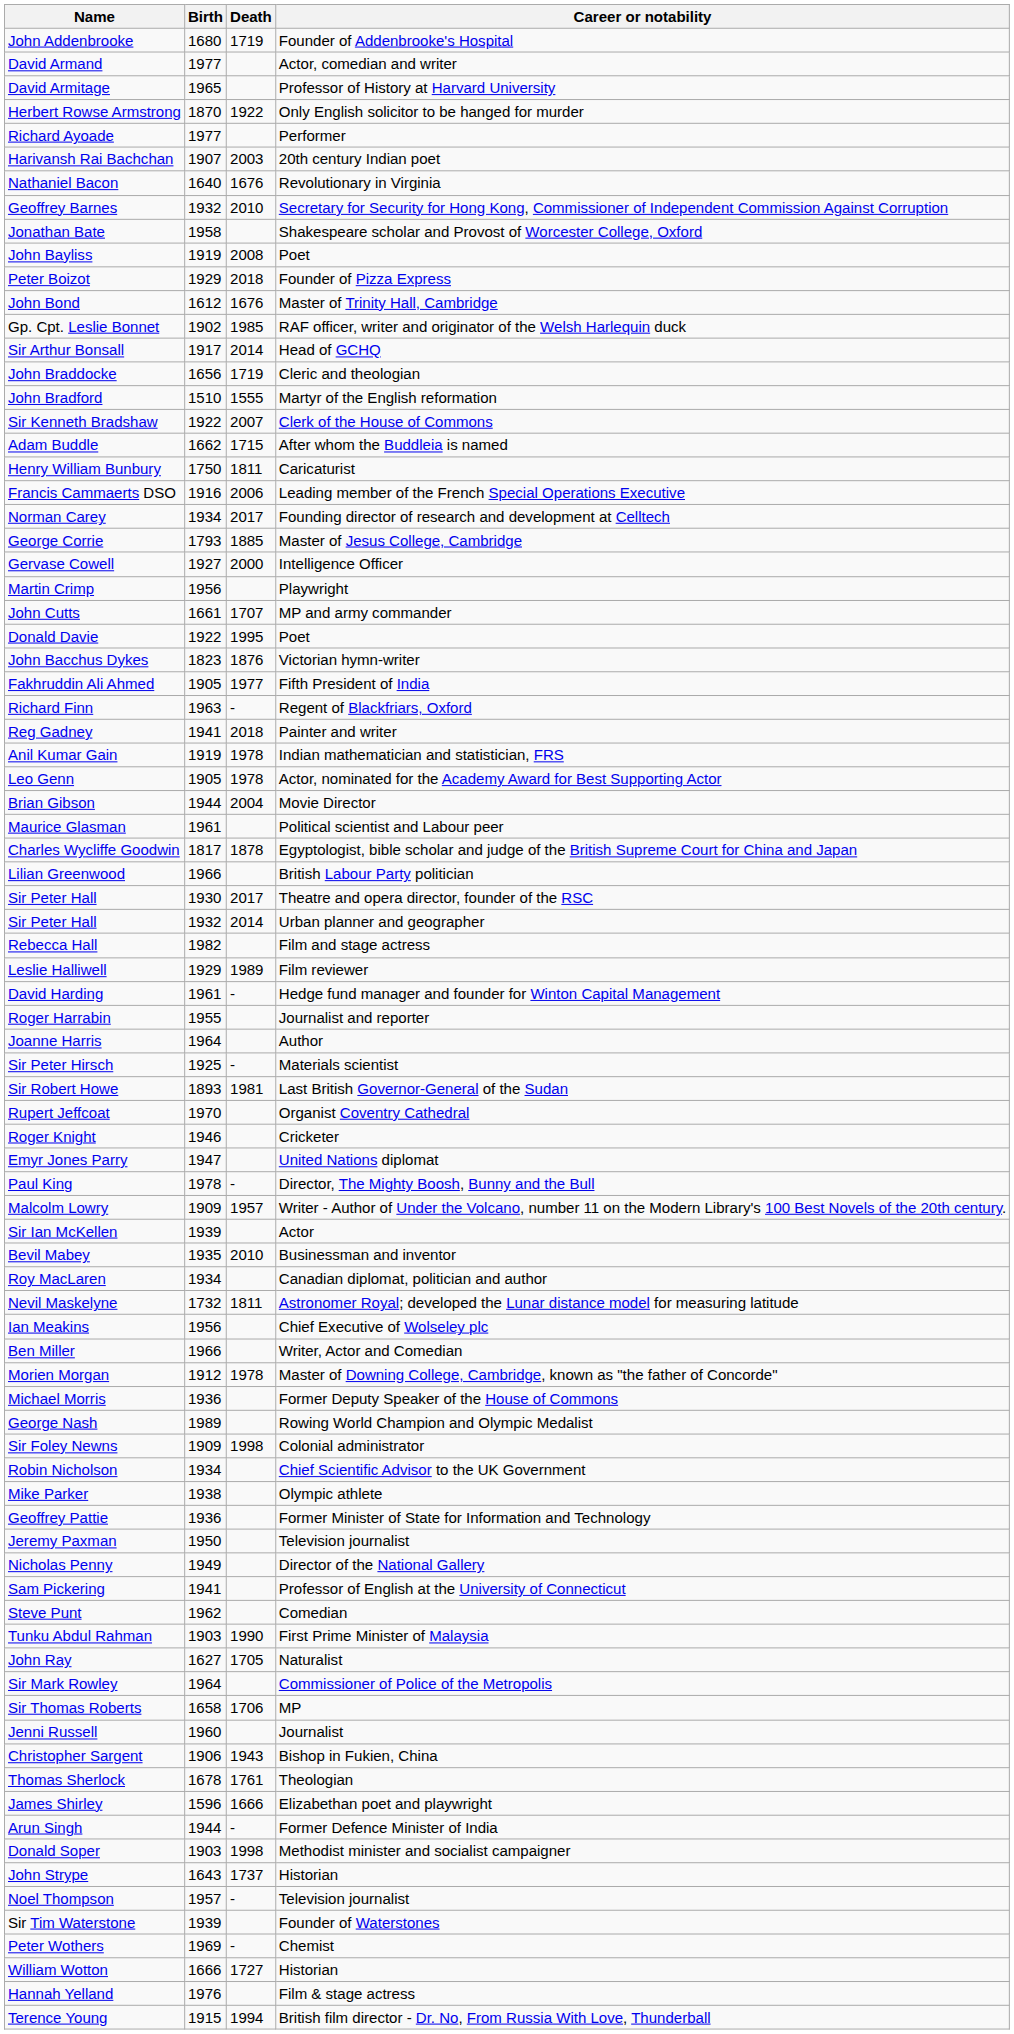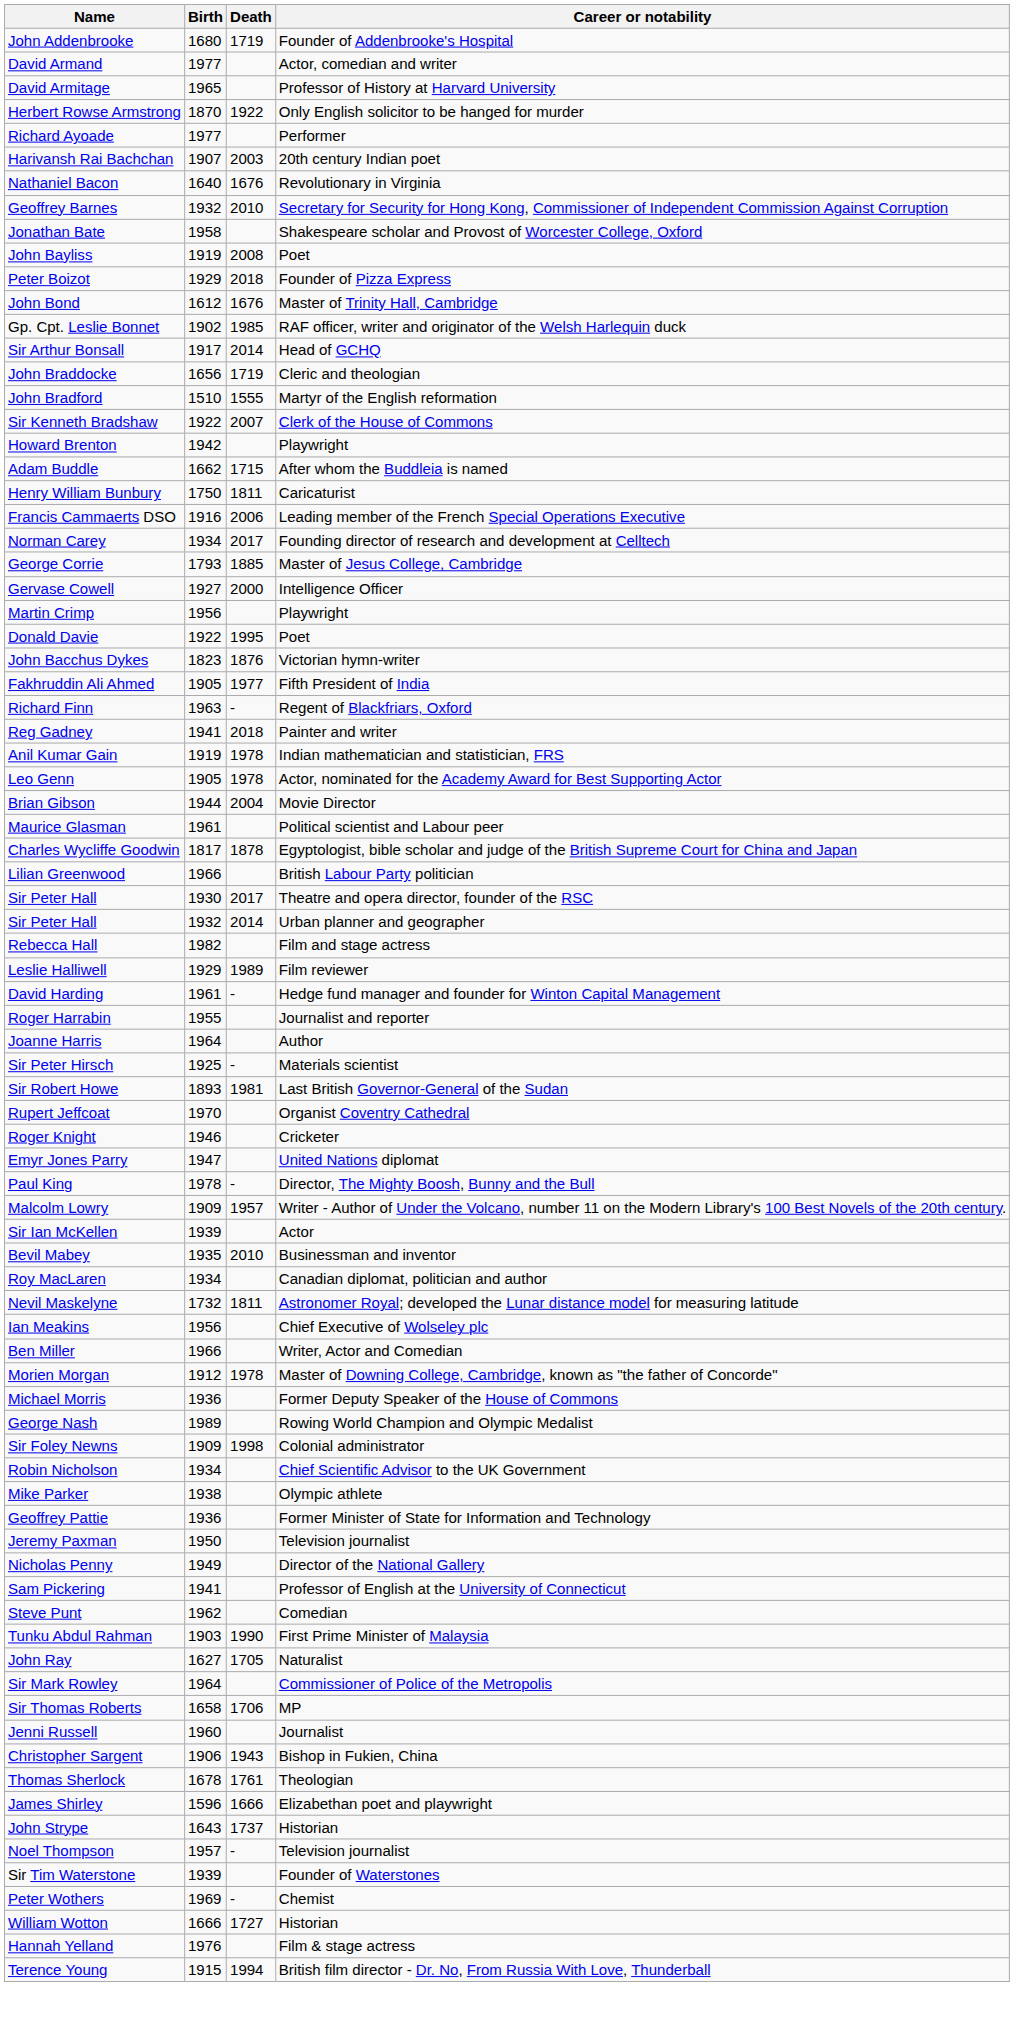+ row: (62, 445)
- row: (44, 612)
- row: (45, 1827)
- row: (54, 1851)
